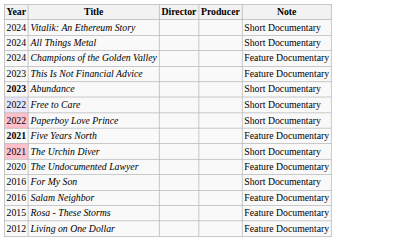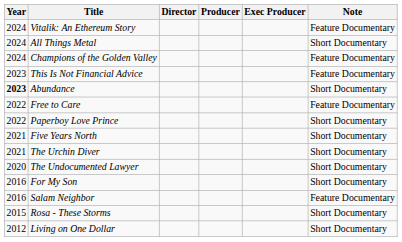+ column: (275, 12)
(283, 27) Short Documentary -> (353, 27) Feature Documentary
(16, 105) lavender background -> (16, 105) no background
(283, 105) Short Documentary -> (353, 105) Feature Documentary
(16, 120) pink background -> (16, 120) no background
(16, 136) bold -> (16, 136) normal
(287, 136) Feature Documentary -> (348, 136) Short Documentary
(16, 151) pink background -> (16, 151) no background
(287, 167) Feature Documentary -> (348, 167) Short Documentary
(287, 213) Feature Documentary -> (348, 213) Short Documentary
(287, 228) Feature Documentary -> (348, 228) Short Documentary
